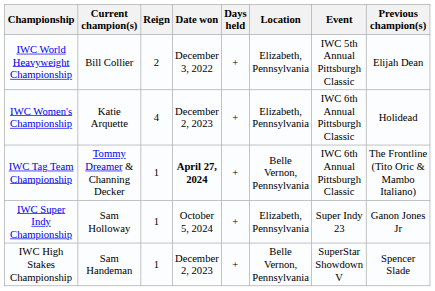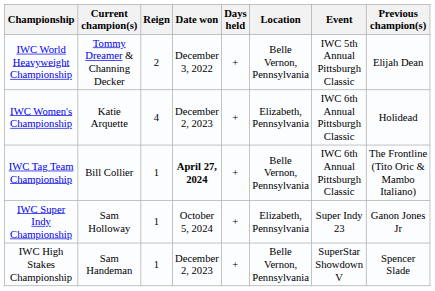(109, 62) Bill Collier -> (109, 62) Tommy Dreamer & Channing Decker
(281, 62) Elizabeth, Pennsylvania -> (281, 62) Belle Vernon, Pennsylvania
(109, 173) Tommy Dreamer & Channing Decker -> (109, 173) Bill Collier
